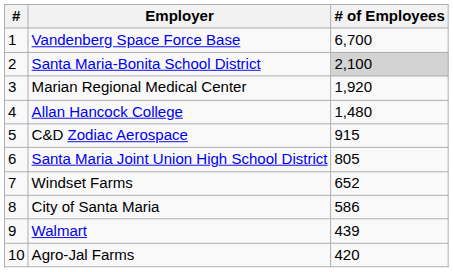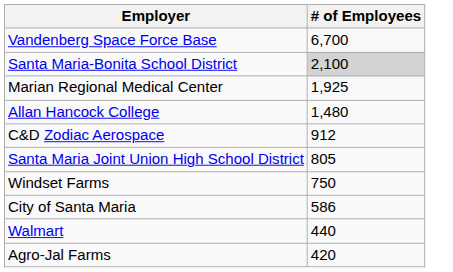- column: (16, 16)
(353, 87) 1,920 -> (330, 87) 1,925
(347, 135) 915 -> (323, 135) 912
(347, 183) 652 -> (323, 183) 750
(347, 231) 439 -> (323, 231) 440
